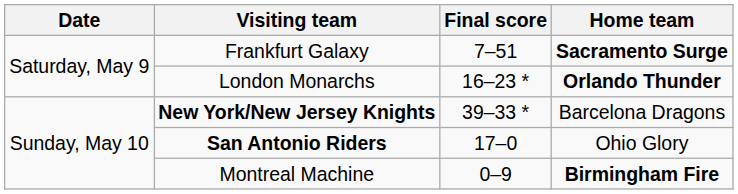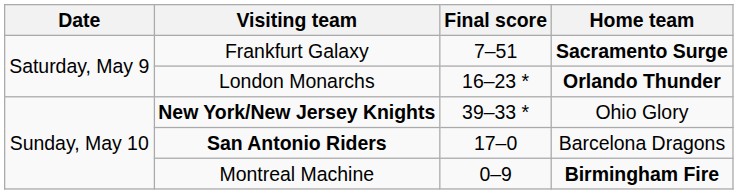(642, 113) Barcelona Dragons -> (642, 113) Ohio Glory
(642, 143) Ohio Glory -> (642, 143) Barcelona Dragons
